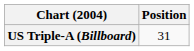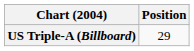(164, 35) 31 -> (164, 35) 29
